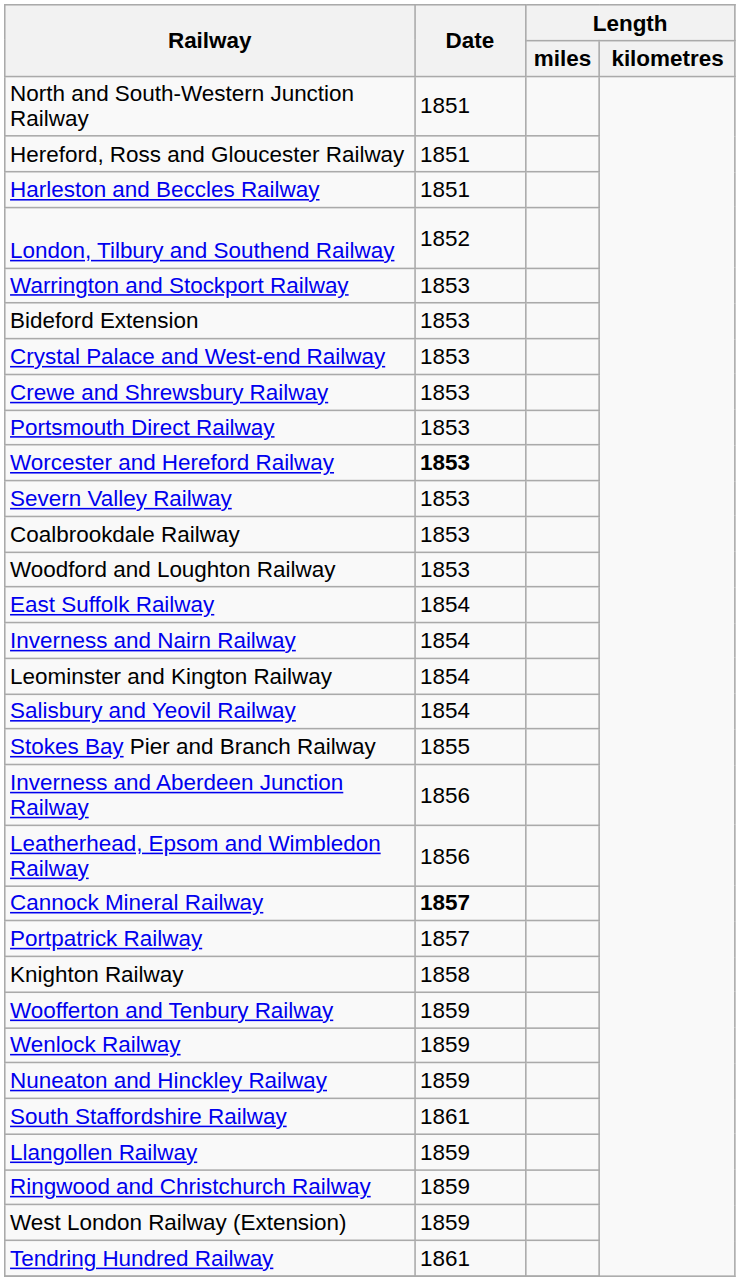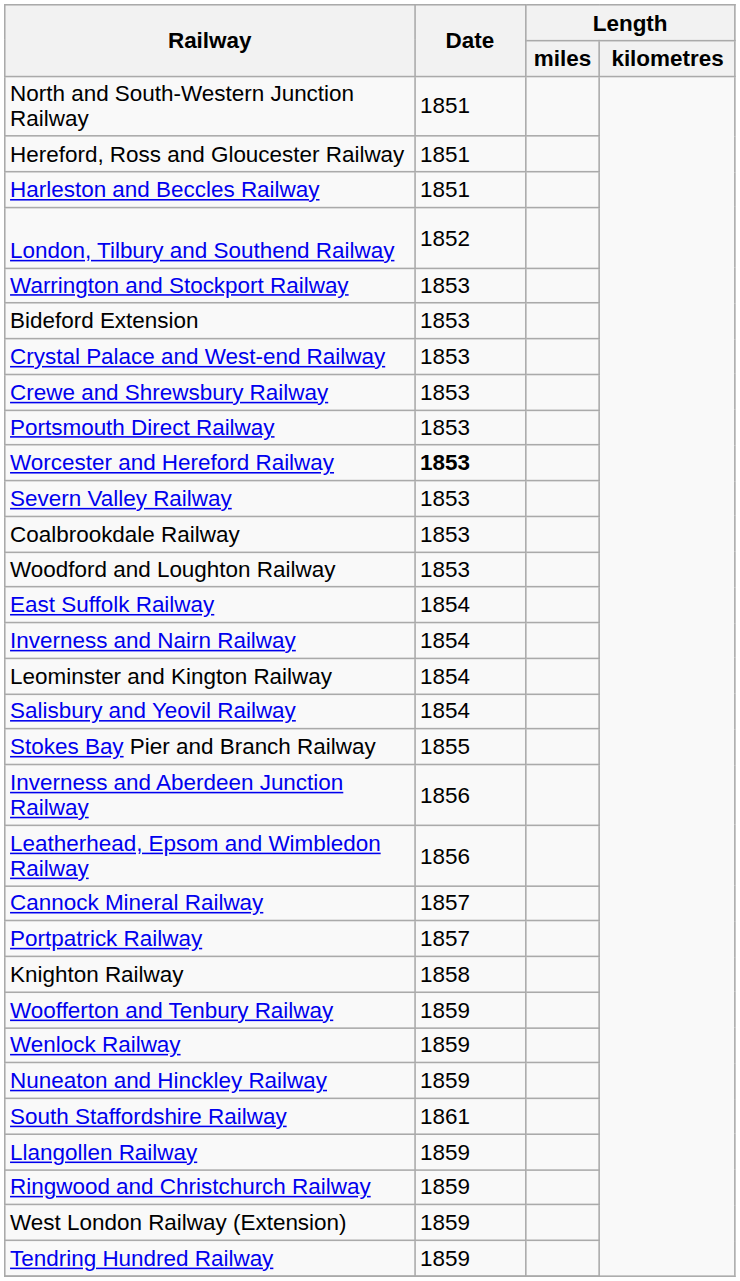(445, 904) bold -> (445, 904) normal
(445, 1258) 1861 -> (445, 1258) 1859
